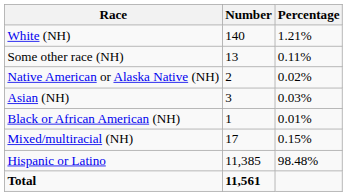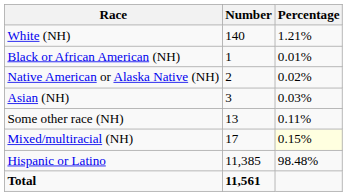rows swapped: (94, 118) <-> (66, 56)
(295, 139) no background -> (295, 139) lightyellow background
